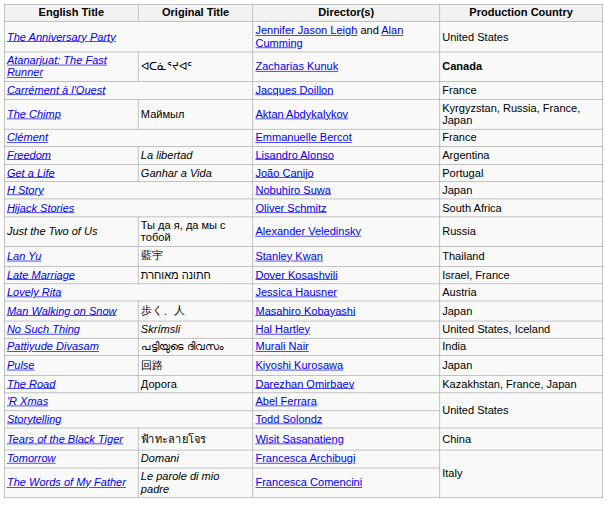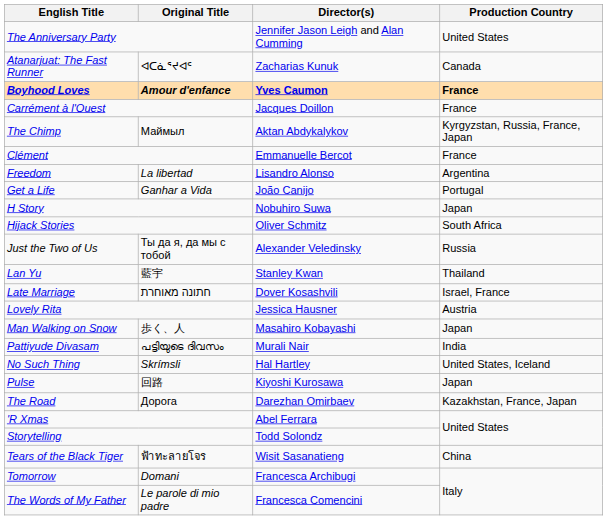(462, 66) bold -> (462, 66) normal
+ row: (48, 90)
rows swapped: (43, 329) <-> (53, 347)
